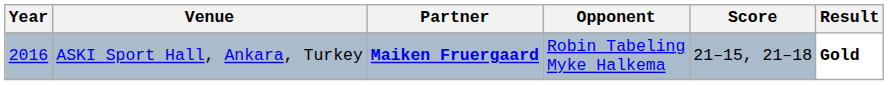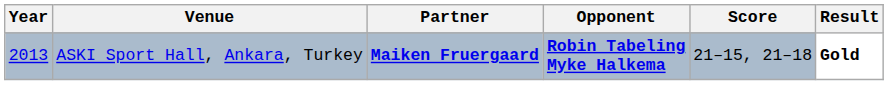(28, 56) 2016 -> (28, 56) 2013
(616, 56) normal -> (616, 56) bold
